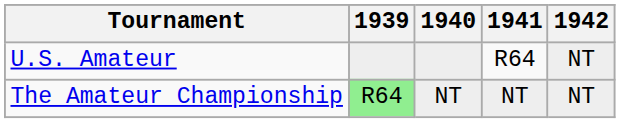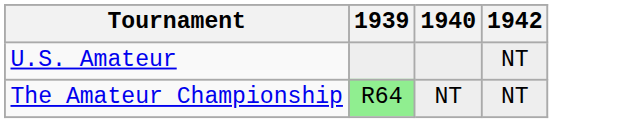- column: (515, 24)
